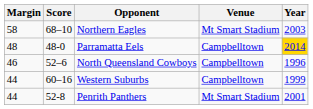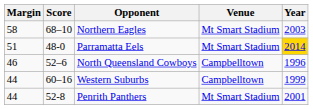(12, 46) 48 -> (12, 46) 51
(233, 46) Campbelltown -> (240, 46) Mt Smart Stadium
